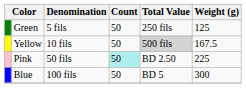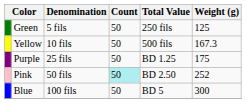(157, 43) lightgrey background -> (157, 43) no background
(206, 43) 167.5 -> (206, 43) 167.3
+ row: (27, 59)
(202, 59) 225 -> (202, 75) 252
